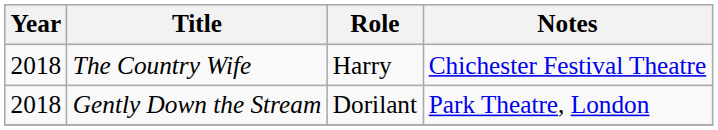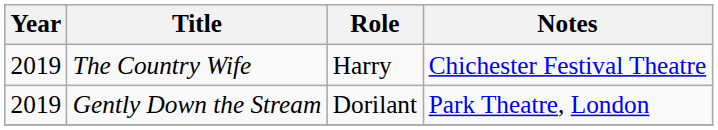(36, 64) 2018 -> (36, 64) 2019
(36, 104) 2018 -> (36, 104) 2019
